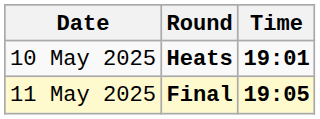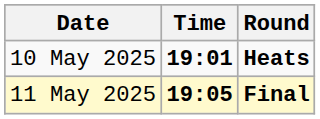columns swapped: (277, 23) <-> (200, 23)
